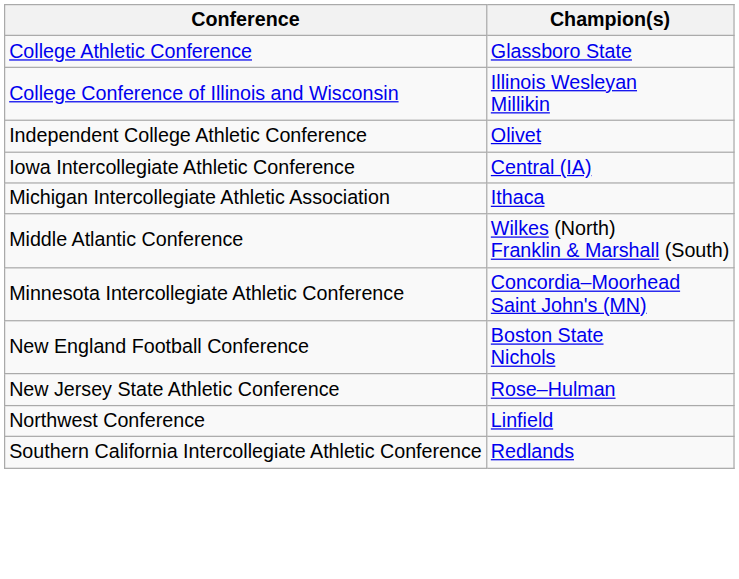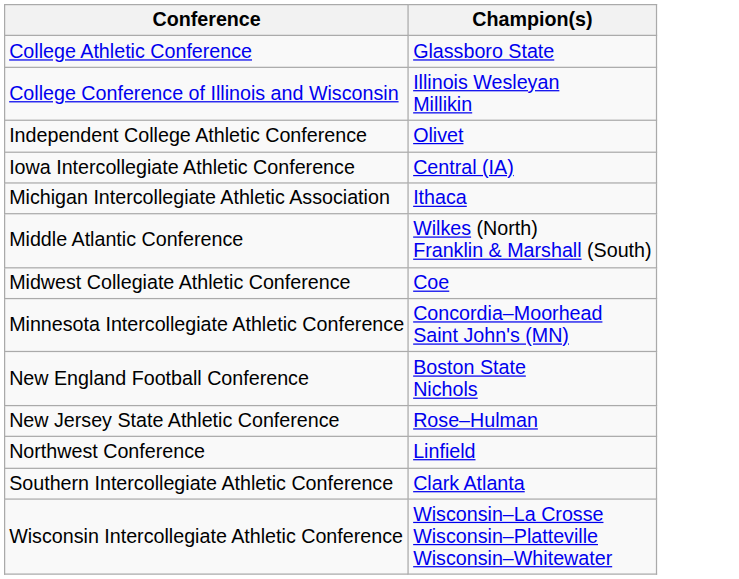+ row: (180, 282)
+ row: (201, 483)
- row: (245, 451)
+ row: (206, 536)
